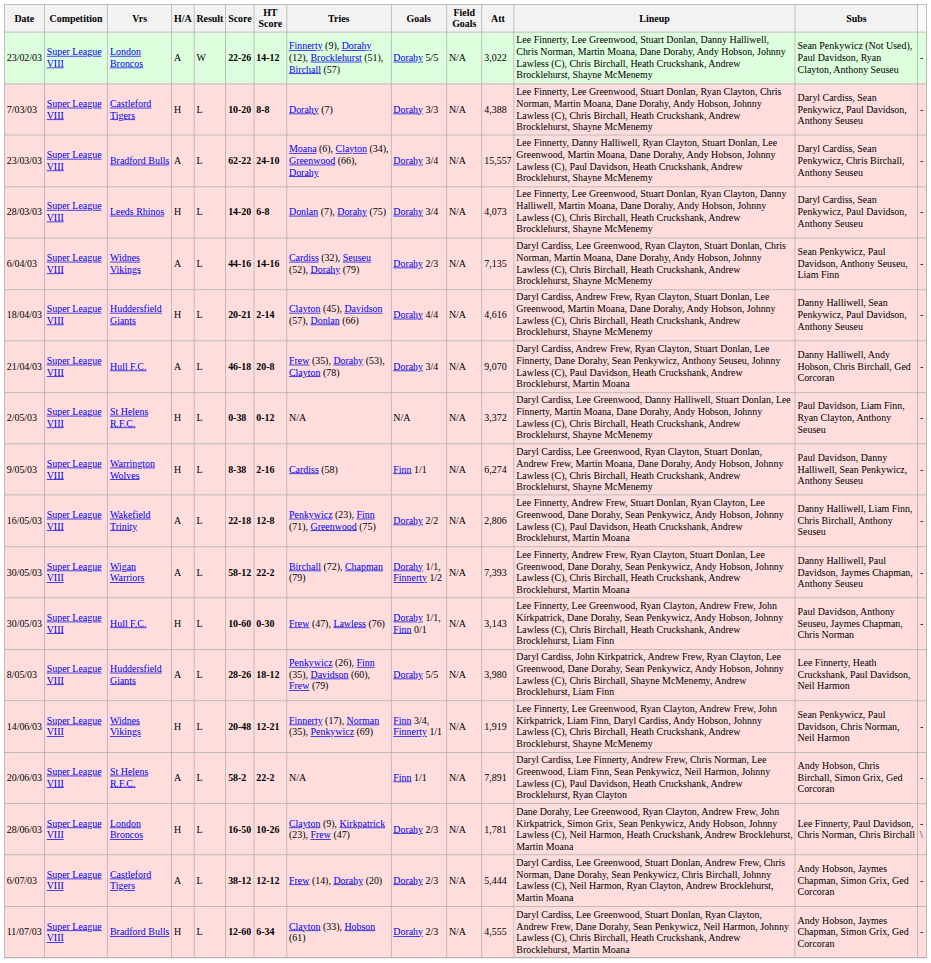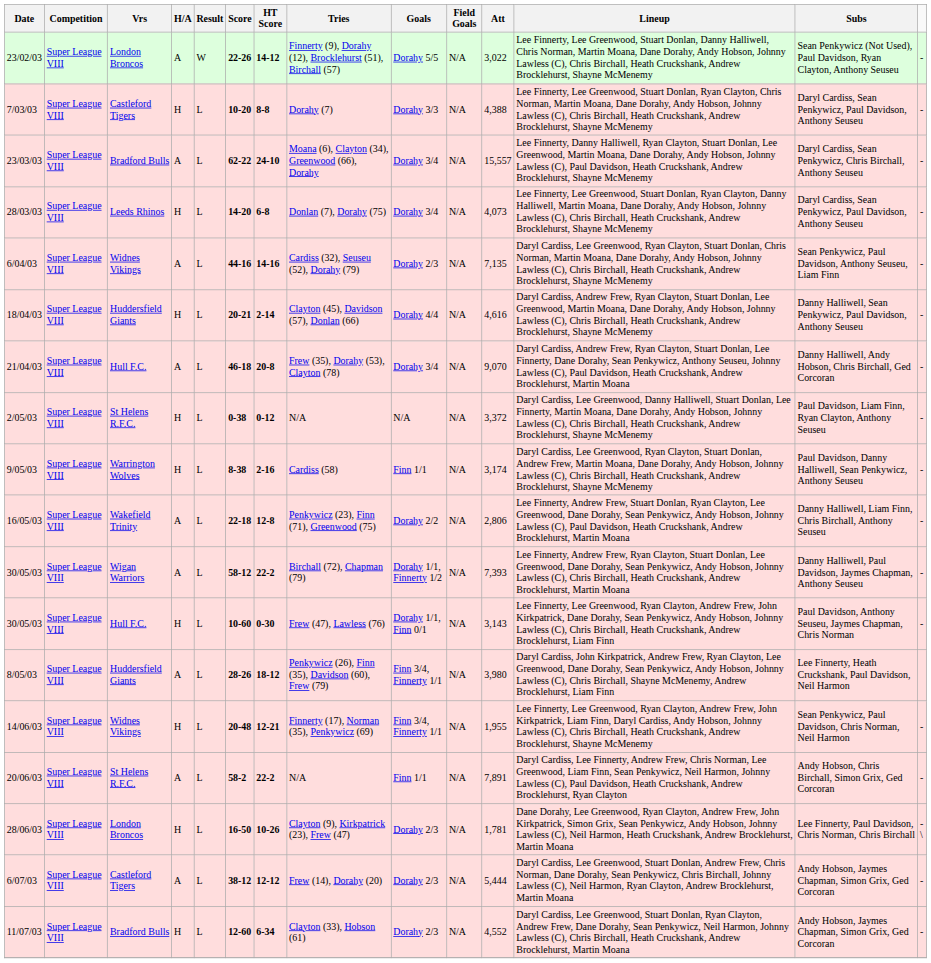(495, 469) 6,274 -> (495, 469) 3,174
(416, 674) Dorahy 5/5 -> (418, 674) Finn 3/4, Finnerty 1/1
(495, 726) 1,919 -> (495, 726) 1,955
(495, 931) 4,555 -> (495, 931) 4,552
